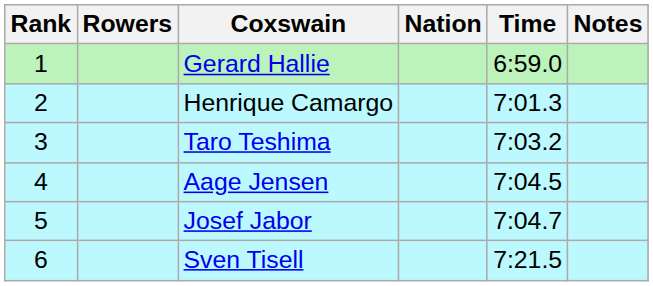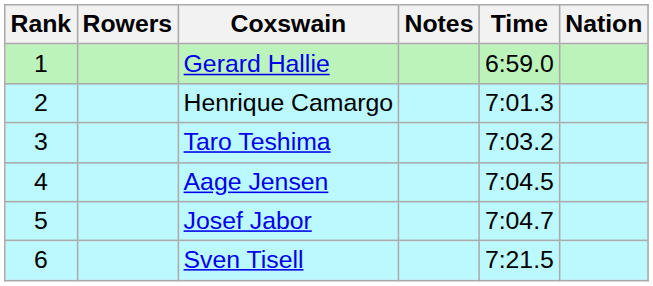columns swapped: (443, 24) <-> (608, 24)
